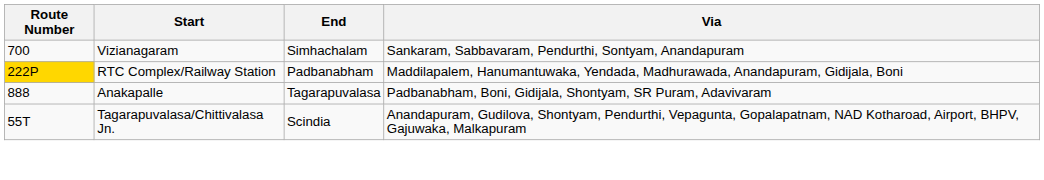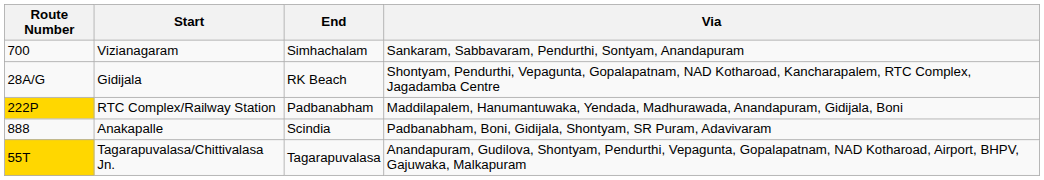+ row: (119, 79)
(334, 93) Tagarapuvalasa -> (309, 129) Scindia
(19, 121) no background -> (19, 157) gold background
(309, 121) Scindia -> (334, 157) Tagarapuvalasa
